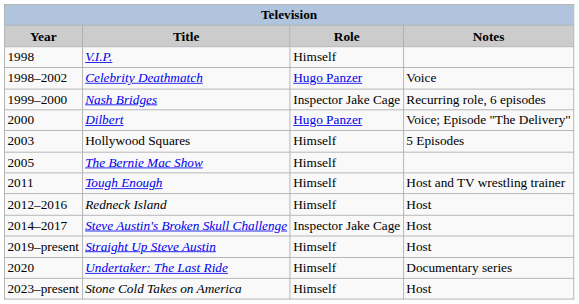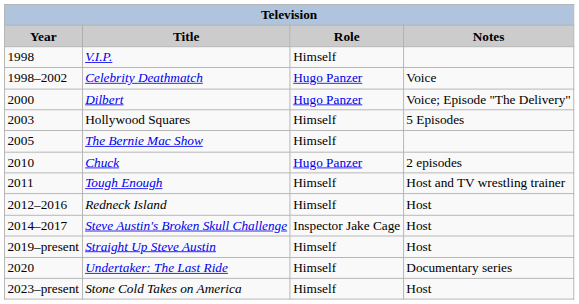- row: (121, 99)
+ row: (102, 162)
